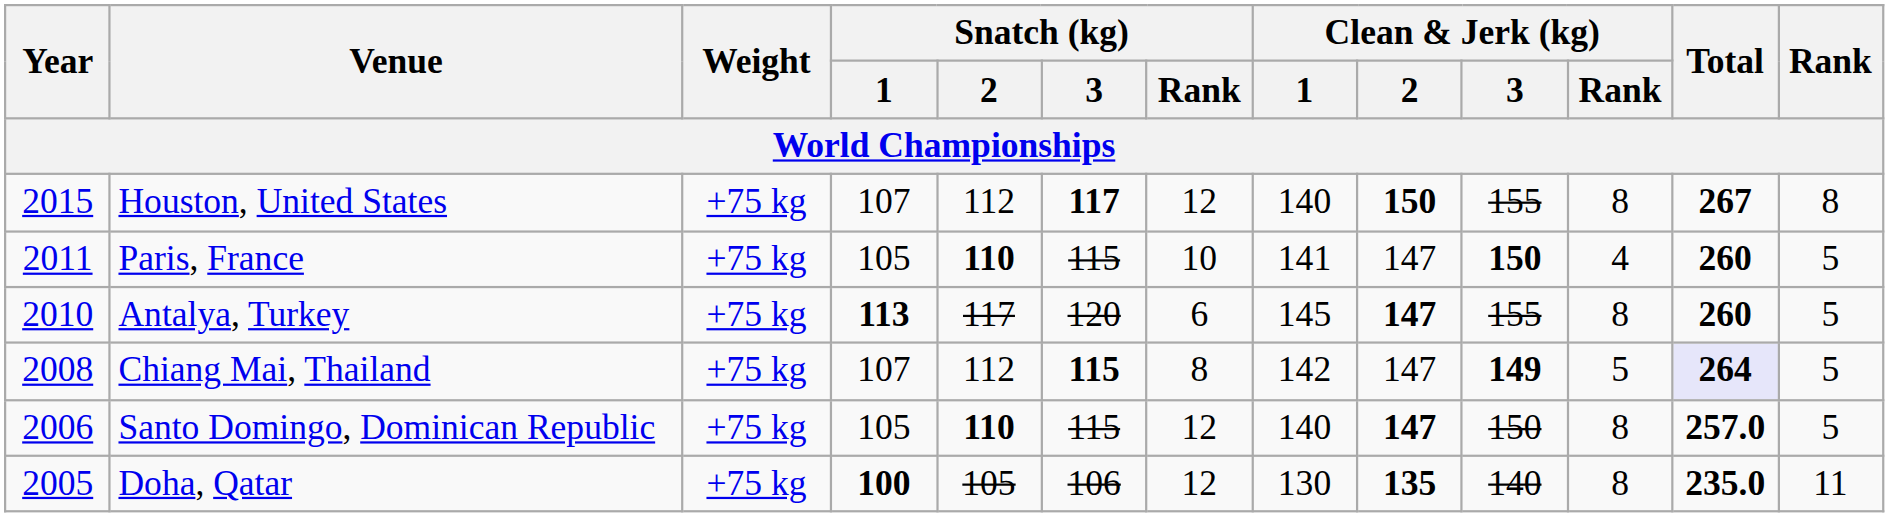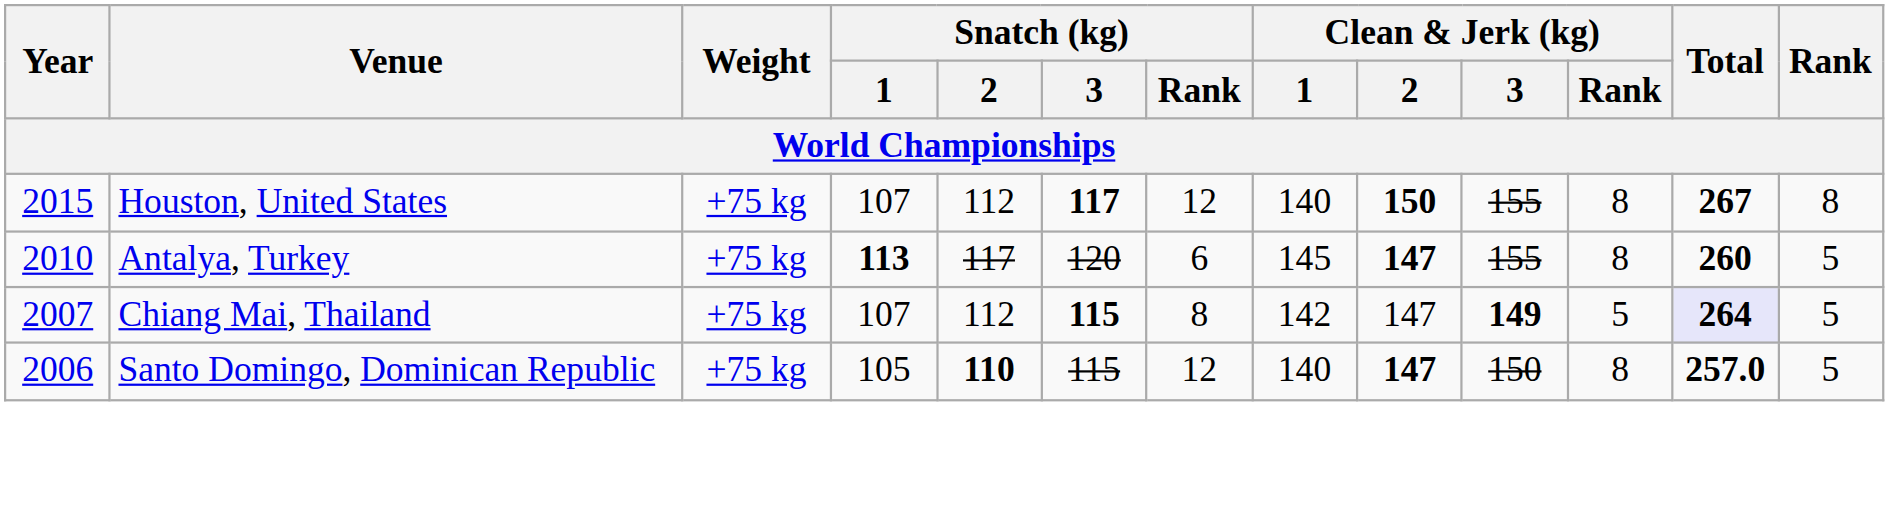- row: (211, 257)
(58, 370) 2008 -> (58, 314) 2007
- row: (205, 483)
